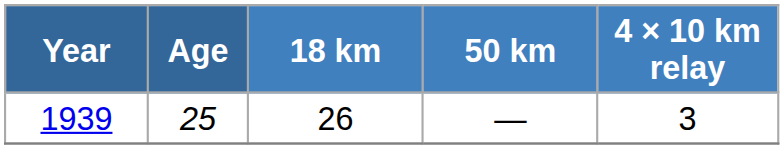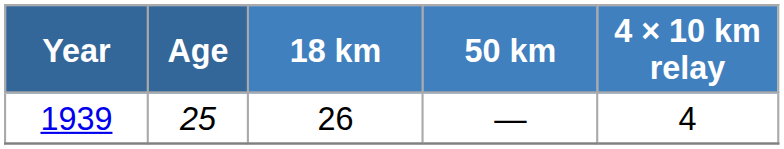(688, 118) 3 -> (688, 118) 4
